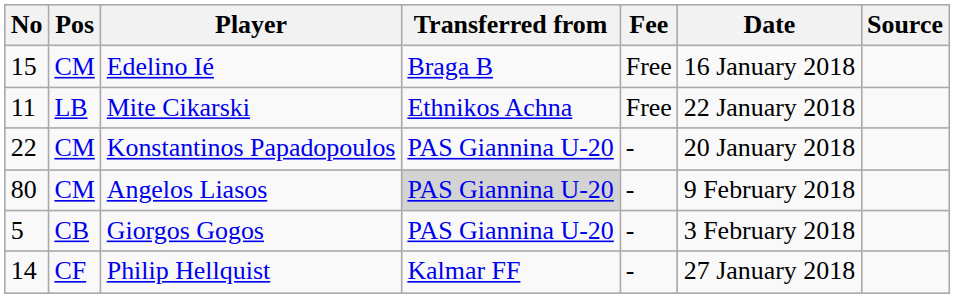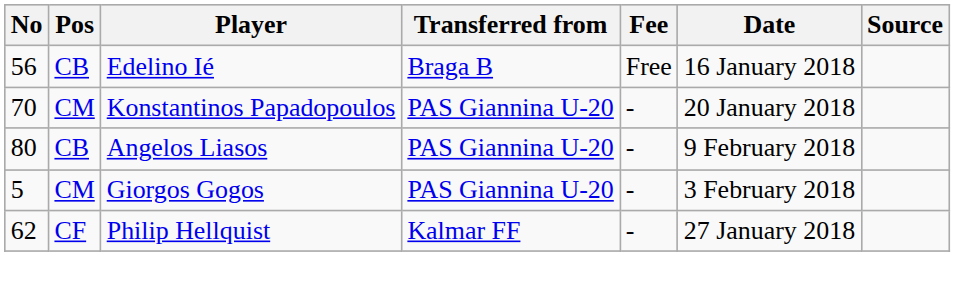(24, 66) 15 -> (24, 66) 56
(75, 66) CM -> (72, 66) CB
- row: (178, 107)
(24, 148) 22 -> (24, 107) 70
(75, 189) CM -> (72, 148) CB
(511, 189) lightgrey background -> (511, 148) no background
(72, 230) CB -> (75, 189) CM
(24, 271) 14 -> (24, 230) 62
